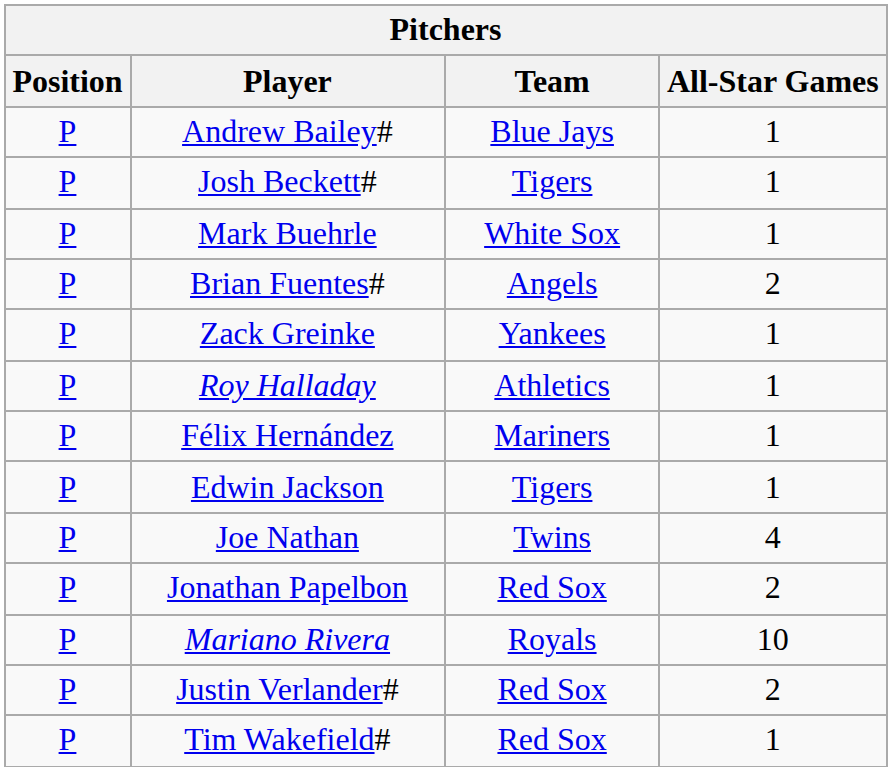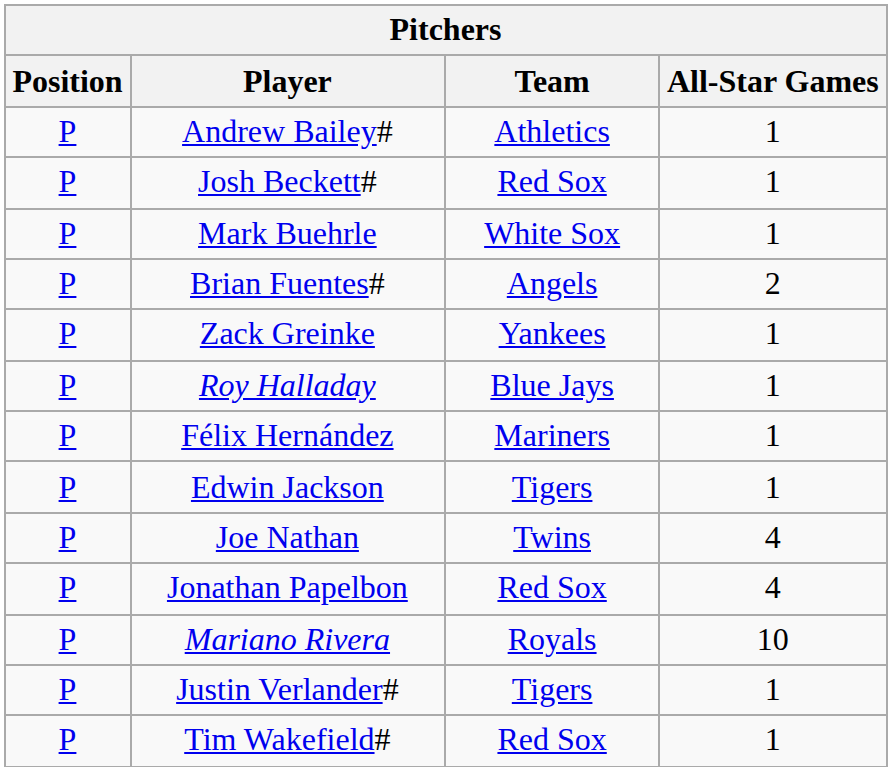(552, 131) Blue Jays -> (552, 131) Athletics
(552, 182) Tigers -> (552, 182) Red Sox
(552, 385) Athletics -> (552, 385) Blue Jays
(773, 588) 2 -> (773, 588) 4
(552, 689) Red Sox -> (552, 689) Tigers
(773, 689) 2 -> (773, 689) 1
